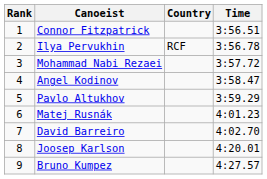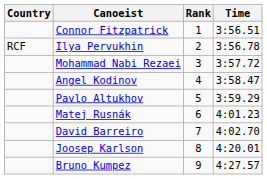columns swapped: (19, 13) <-> (189, 13)
